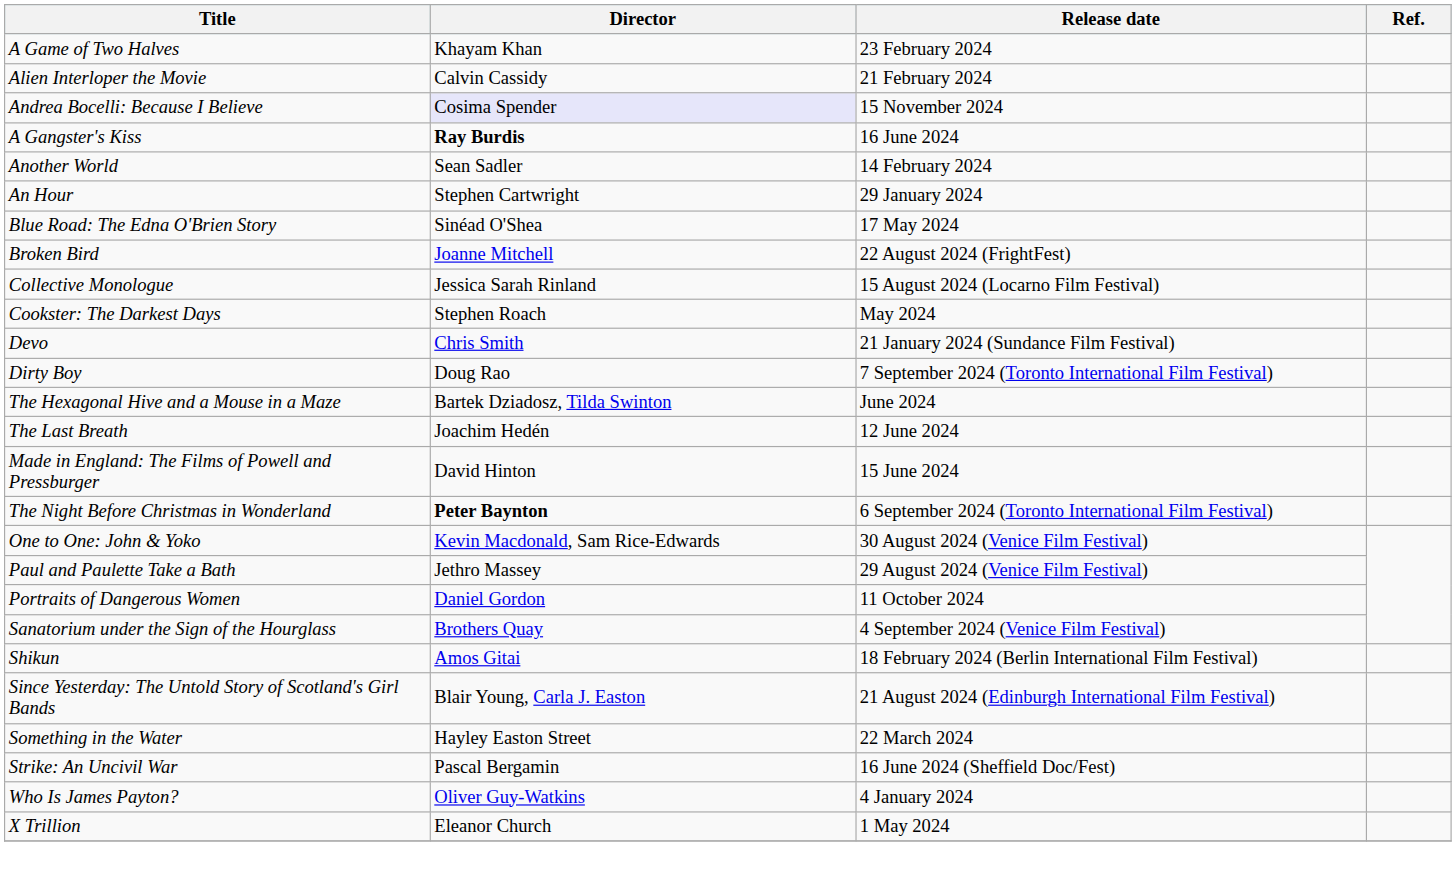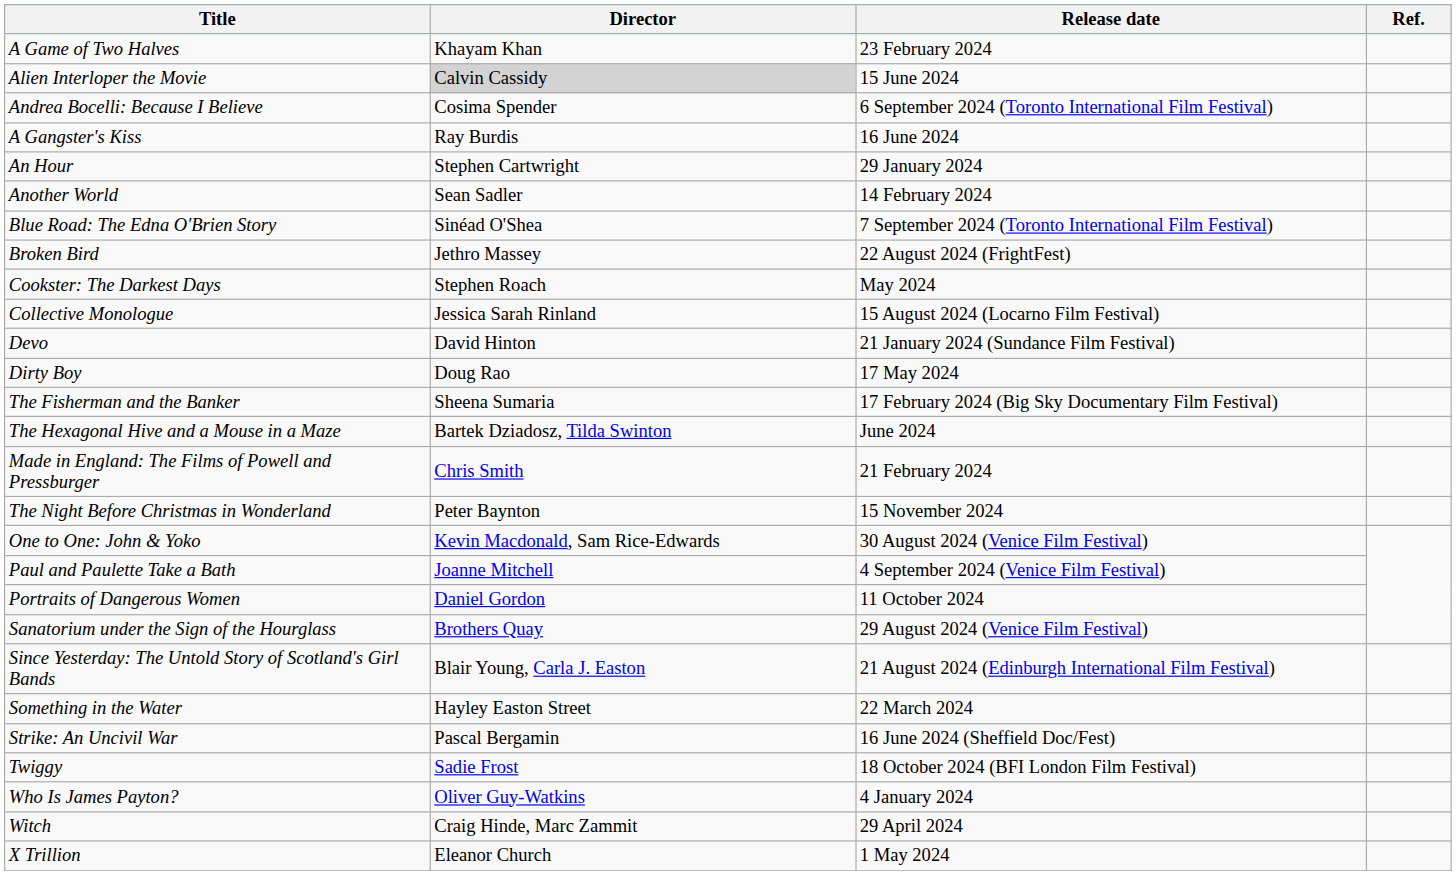(491, 78) no background -> (491, 78) lightgrey background
(926, 78) 21 February 2024 -> (909, 78) 15 June 2024
(495, 107) lavender background -> (495, 107) no background
(931, 107) 15 November 2024 -> (1066, 107) 6 September 2024 (Toronto International Film Festival)
(479, 136) bold -> (476, 136) normal
rows swapped: (41, 195) <-> (63, 166)
(909, 225) 17 May 2024 -> (1066, 225) 7 September 2024 (Toronto International Film Festival)
(494, 254) Joanne Mitchell -> (488, 254) Jethro Massey
rows swapped: (91, 284) <-> (115, 313)
(479, 343) Chris Smith -> (485, 343) David Hinton
(1066, 372) 7 September 2024 (Toronto International Film Festival) -> (909, 372) 17 May 2024
+ row: (124, 401)
- row: (68, 431)
(485, 471) David Hinton -> (479, 471) Chris Smith
(909, 471) 15 June 2024 -> (926, 471) 21 February 2024
(491, 511) bold -> (487, 511) normal
(1066, 511) 6 September 2024 (Toronto International Film Festival) -> (931, 511) 15 November 2024
(488, 569) Jethro Massey -> (494, 569) Joanne Mitchell
(1004, 569) 29 August 2024 (Venice Film Festival) -> (1013, 569) 4 September 2024 (Venice Film Festival)
(1013, 628) 4 September 2024 (Venice Film Festival) -> (1004, 628) 29 August 2024 (Venice Film Festival)
- row: (34, 658)
+ row: (36, 767)
+ row: (30, 826)
